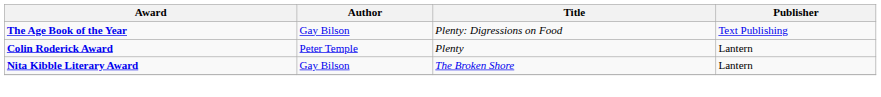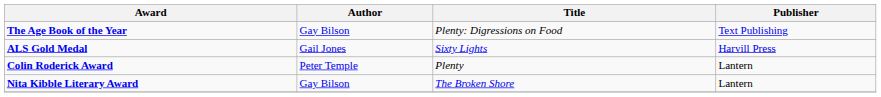+ row: (47, 48)
